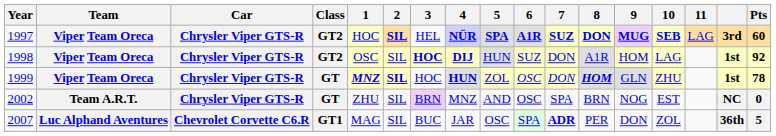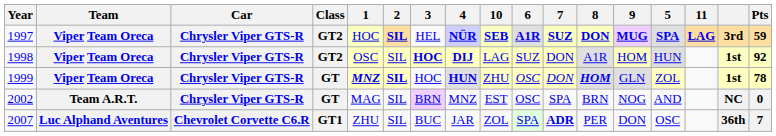columns swapped: (497, 14) <-> (668, 14)
(701, 35) normal -> (701, 35) bold
(759, 35) 60 -> (760, 35) 59
(366, 99) ZHU -> (366, 99) MAG
(366, 120) MAG -> (366, 120) ZHU
(759, 120) 5 -> (760, 120) 7
